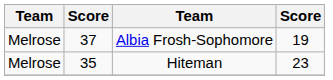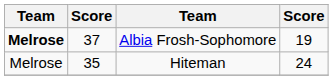(34, 39) normal -> (36, 39) bold
(301, 63) 23 -> (304, 63) 24
